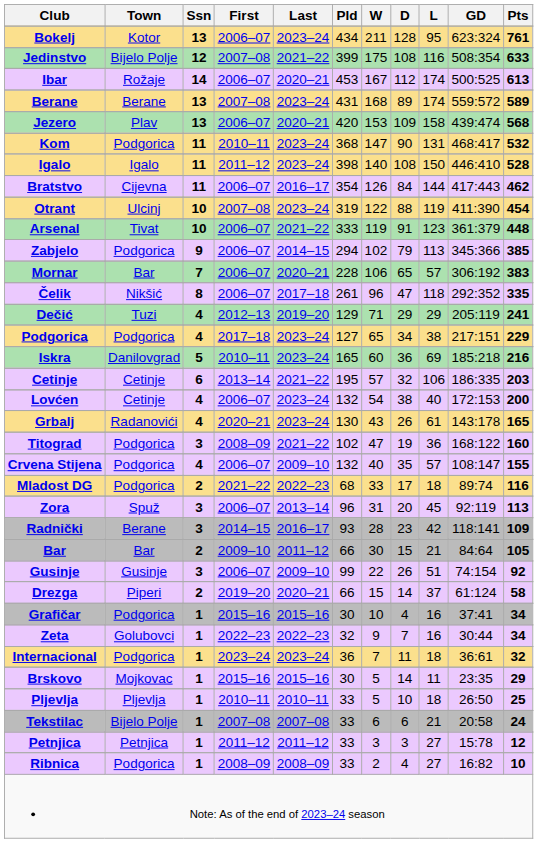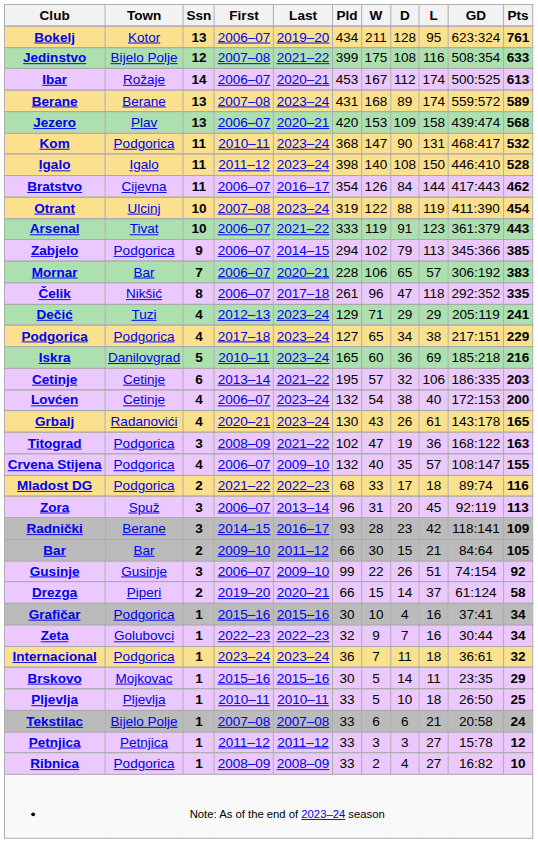(303, 37) 2023–24 -> (303, 37) 2019–20
(518, 229) 448 -> (518, 229) 443
(303, 315) 2019–20 -> (303, 315) 2023–24
(518, 443) 160 -> (518, 443) 163
